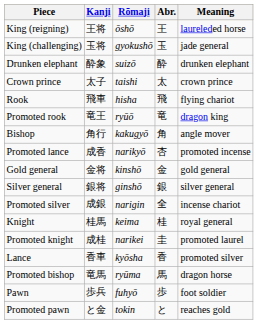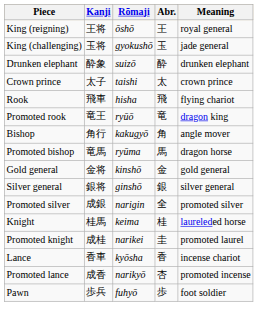(213, 29) laureleded horse -> (207, 29) royal general
rows swapped: (40, 275) <-> (38, 152)
(210, 204) incense chariot -> (212, 204) promoted silver
(207, 222) royal general -> (213, 222) laureleded horse
(212, 257) promoted silver -> (210, 257) incense chariot
- row: (38, 310)
